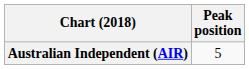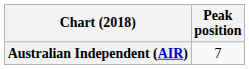(218, 53) 5 -> (218, 53) 7
